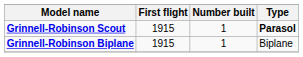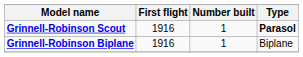(163, 29) 1915 -> (163, 29) 1916
(163, 45) 1915 -> (163, 45) 1916
